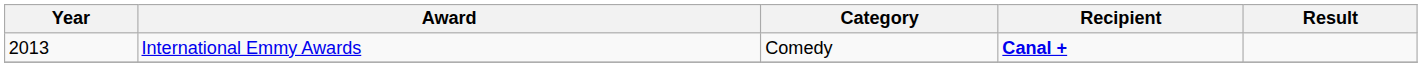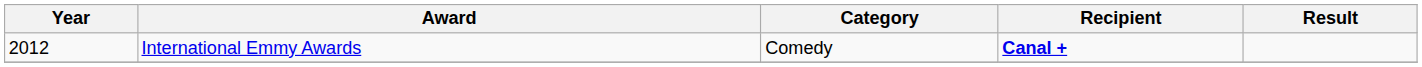(29, 47) 2013 -> (29, 47) 2012
